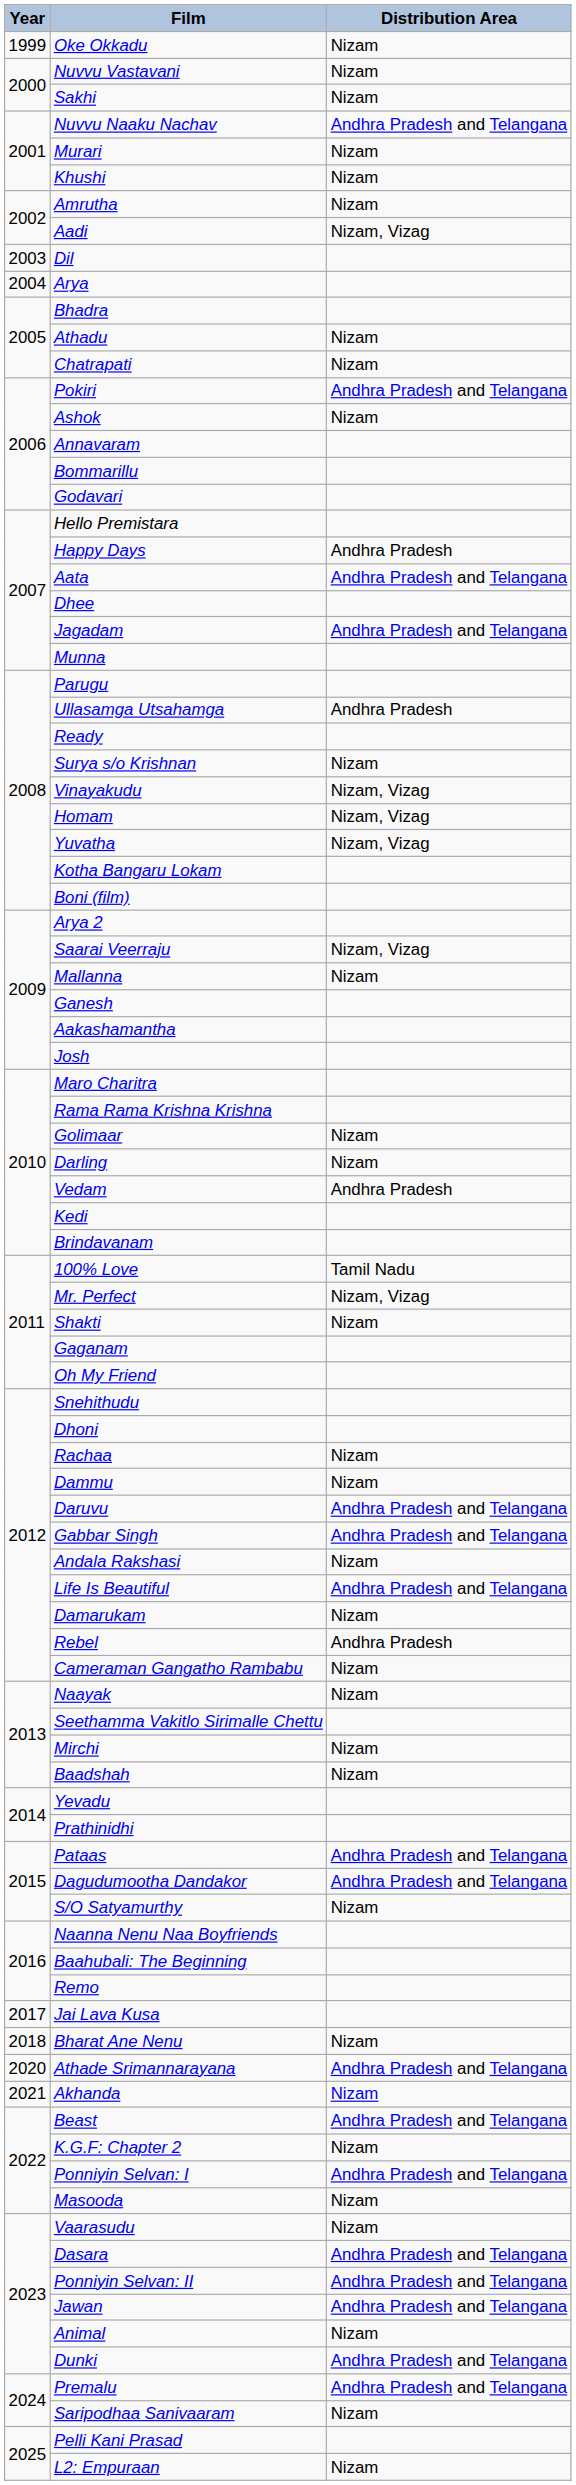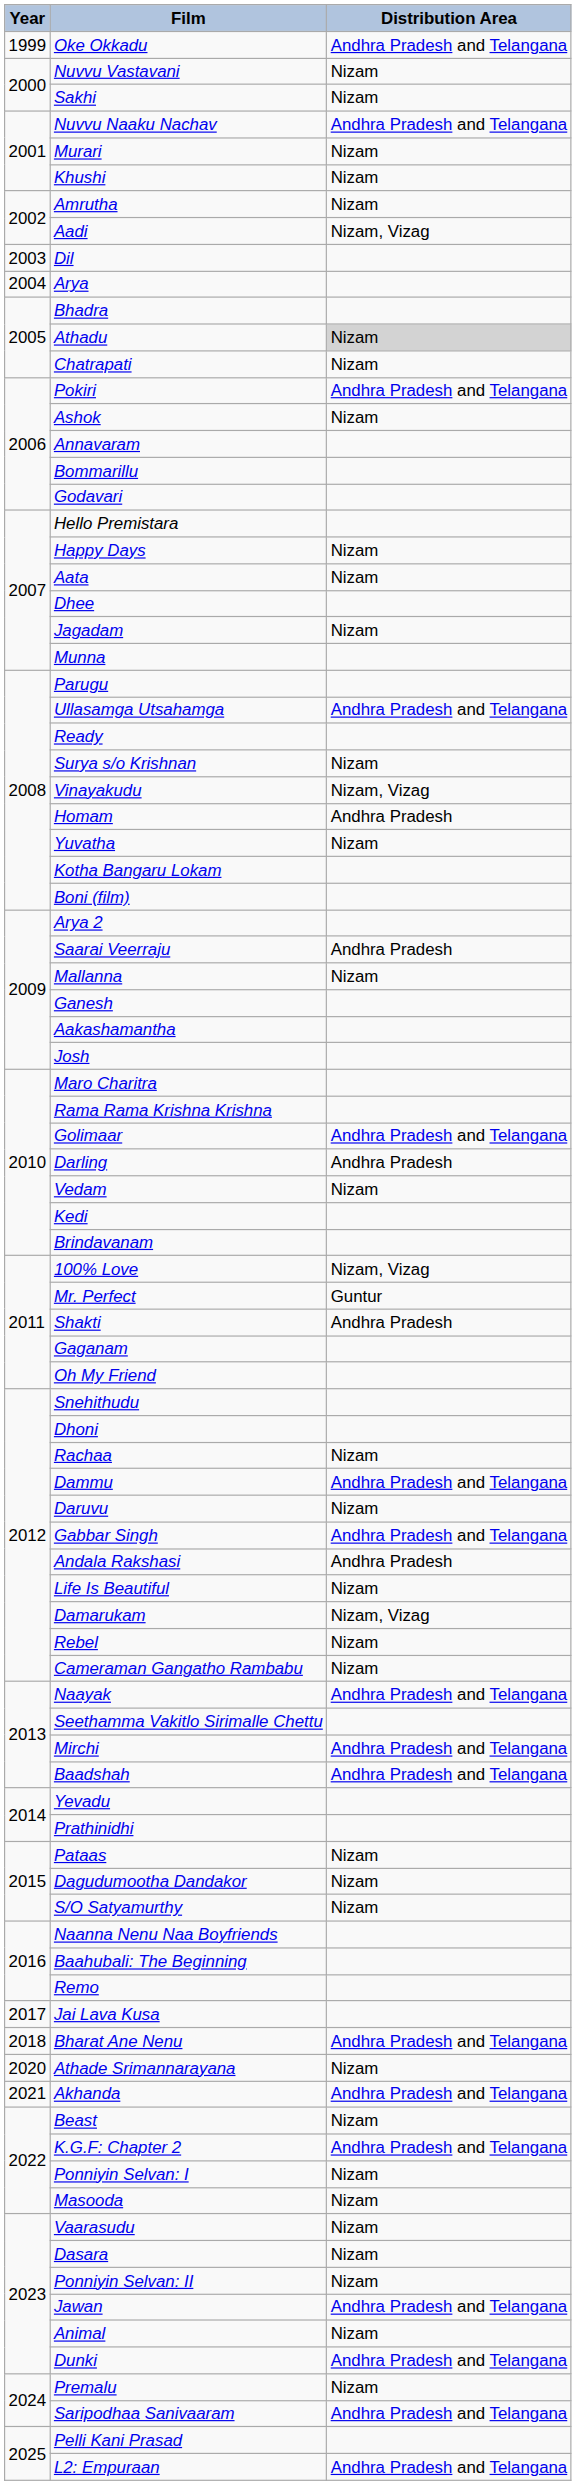(355, 45) Nizam -> (449, 45) Andhra Pradesh and Telangana
(355, 338) no background -> (355, 338) lightgrey background
(392, 551) Andhra Pradesh -> (355, 551) Nizam
(449, 577) Andhra Pradesh and Telangana -> (355, 577) Nizam
(449, 630) Andhra Pradesh and Telangana -> (355, 630) Nizam
(392, 710) Andhra Pradesh -> (449, 710) Andhra Pradesh and Telangana
(380, 817) Nizam, Vizag -> (392, 817) Andhra Pradesh
(380, 843) Nizam, Vizag -> (355, 843) Nizam
(380, 950) Nizam, Vizag -> (392, 950) Andhra Pradesh
(355, 1136) Nizam -> (449, 1136) Andhra Pradesh and Telangana
(355, 1163) Nizam -> (392, 1163) Andhra Pradesh
(392, 1189) Andhra Pradesh -> (355, 1189) Nizam
(373, 1269) Tamil Nadu -> (380, 1269) Nizam, Vizag
(380, 1296) Nizam, Vizag -> (356, 1296) Guntur
(355, 1323) Nizam -> (392, 1323) Andhra Pradesh
(355, 1482) Nizam -> (449, 1482) Andhra Pradesh and Telangana
(449, 1509) Andhra Pradesh and Telangana -> (355, 1509) Nizam
(355, 1562) Nizam -> (392, 1562) Andhra Pradesh
(449, 1589) Andhra Pradesh and Telangana -> (355, 1589) Nizam
(355, 1615) Nizam -> (380, 1615) Nizam, Vizag
(392, 1642) Andhra Pradesh -> (355, 1642) Nizam
(355, 1695) Nizam -> (449, 1695) Andhra Pradesh and Telangana
(355, 1748) Nizam -> (449, 1748) Andhra Pradesh and Telangana
(355, 1775) Nizam -> (449, 1775) Andhra Pradesh and Telangana
(449, 1855) Andhra Pradesh and Telangana -> (355, 1855) Nizam
(449, 1882) Andhra Pradesh and Telangana -> (355, 1882) Nizam
(355, 2041) Nizam -> (449, 2041) Andhra Pradesh and Telangana
(449, 2068) Andhra Pradesh and Telangana -> (355, 2068) Nizam
(355, 2094) Nizam -> (449, 2094) Andhra Pradesh and Telangana
(449, 2121) Andhra Pradesh and Telangana -> (355, 2121) Nizam
(355, 2148) Nizam -> (449, 2148) Andhra Pradesh and Telangana
(449, 2174) Andhra Pradesh and Telangana -> (355, 2174) Nizam
(449, 2254) Andhra Pradesh and Telangana -> (355, 2254) Nizam
(449, 2281) Andhra Pradesh and Telangana -> (355, 2281) Nizam
(449, 2387) Andhra Pradesh and Telangana -> (355, 2387) Nizam
(355, 2414) Nizam -> (449, 2414) Andhra Pradesh and Telangana
(355, 2467) Nizam -> (449, 2467) Andhra Pradesh and Telangana
